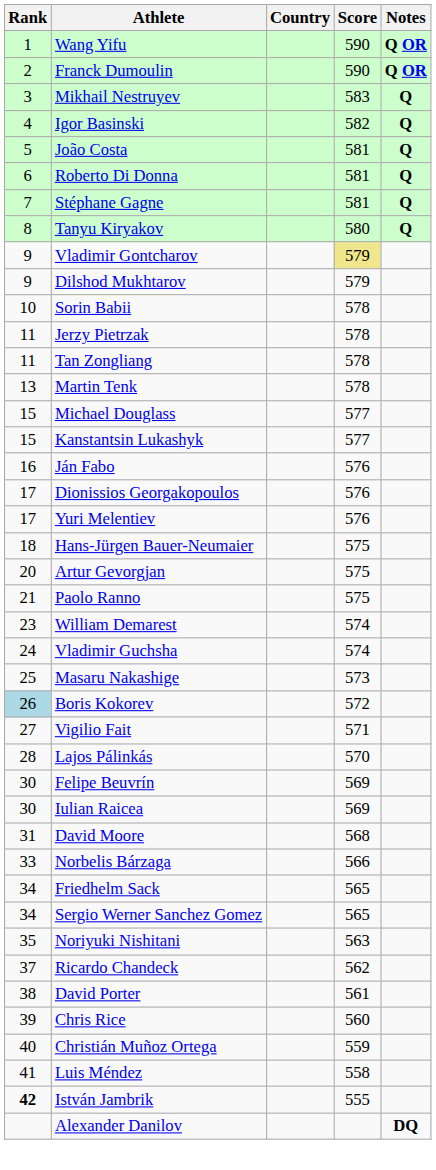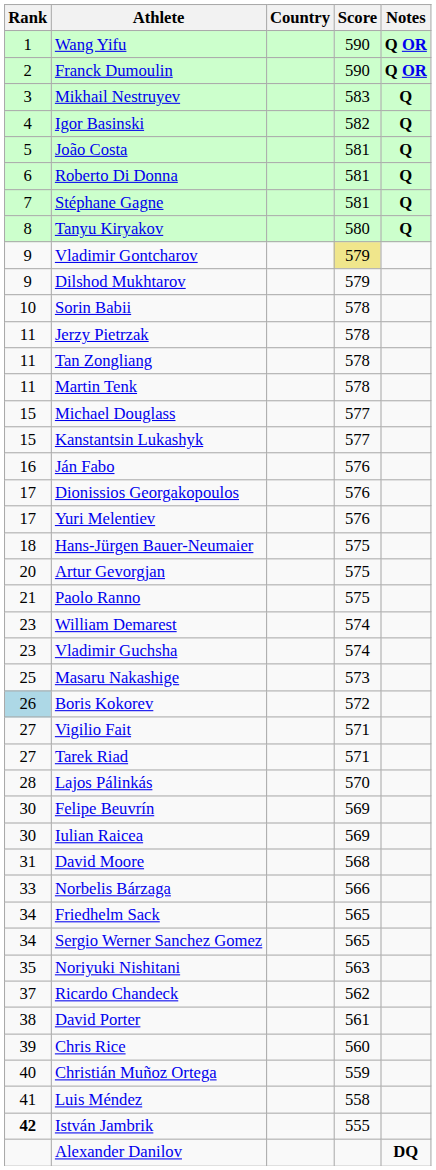(28, 387) 13 -> (28, 387) 11
(28, 651) 24 -> (28, 651) 23
+ row: (91, 756)
